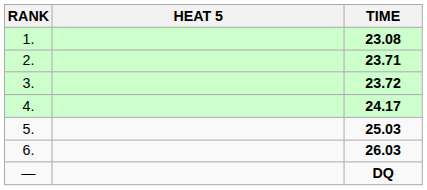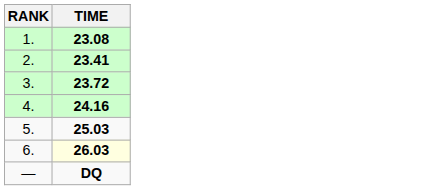- column: (198, 16)
(383, 61) 23.71 -> (91, 61) 23.41
(383, 106) 24.17 -> (91, 106) 24.16
(383, 151) no background -> (91, 151) lightyellow background
